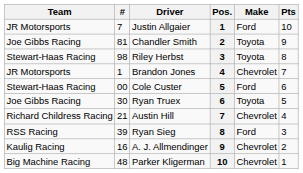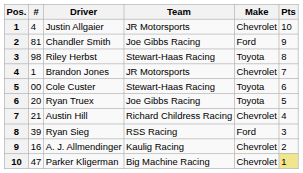columns swapped: (222, 12) <-> (60, 12)
(120, 27) 7 -> (33, 27) 4
(246, 27) Ford -> (257, 27) Chevrolet
(250, 42) Toyota -> (246, 42) Ford
(246, 87) Ford -> (250, 87) Toyota
(122, 101) 30 -> (36, 101) 20
(122, 161) 48 -> (36, 161) 47
(284, 161) no background -> (284, 161) khaki background
